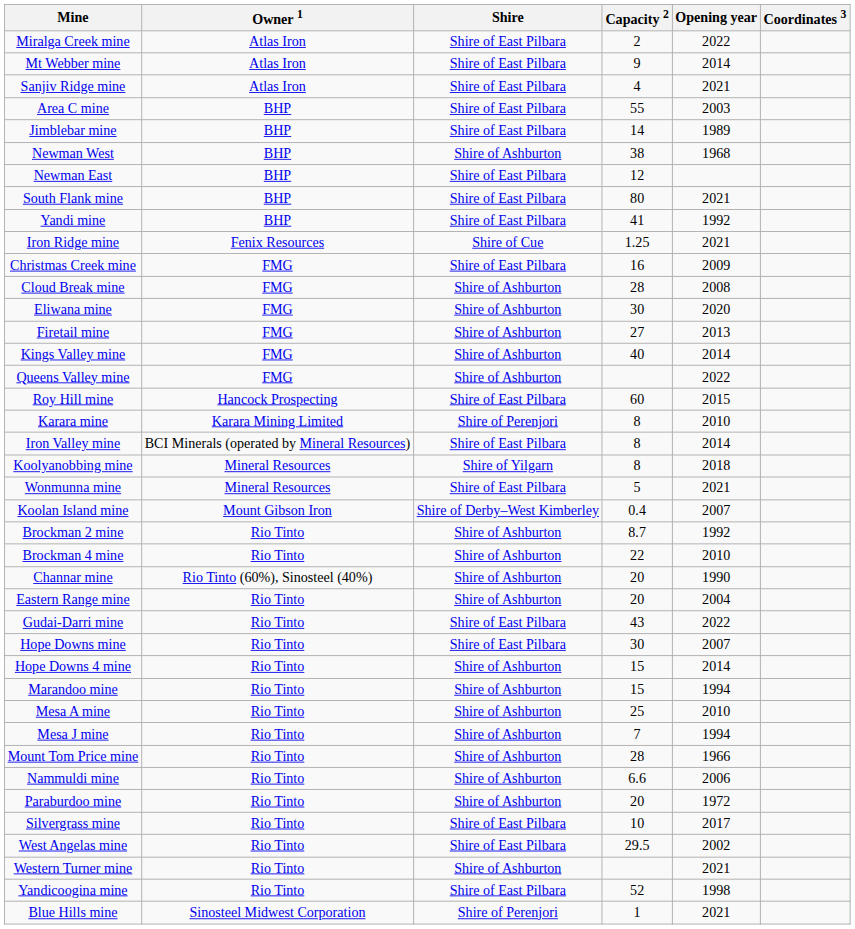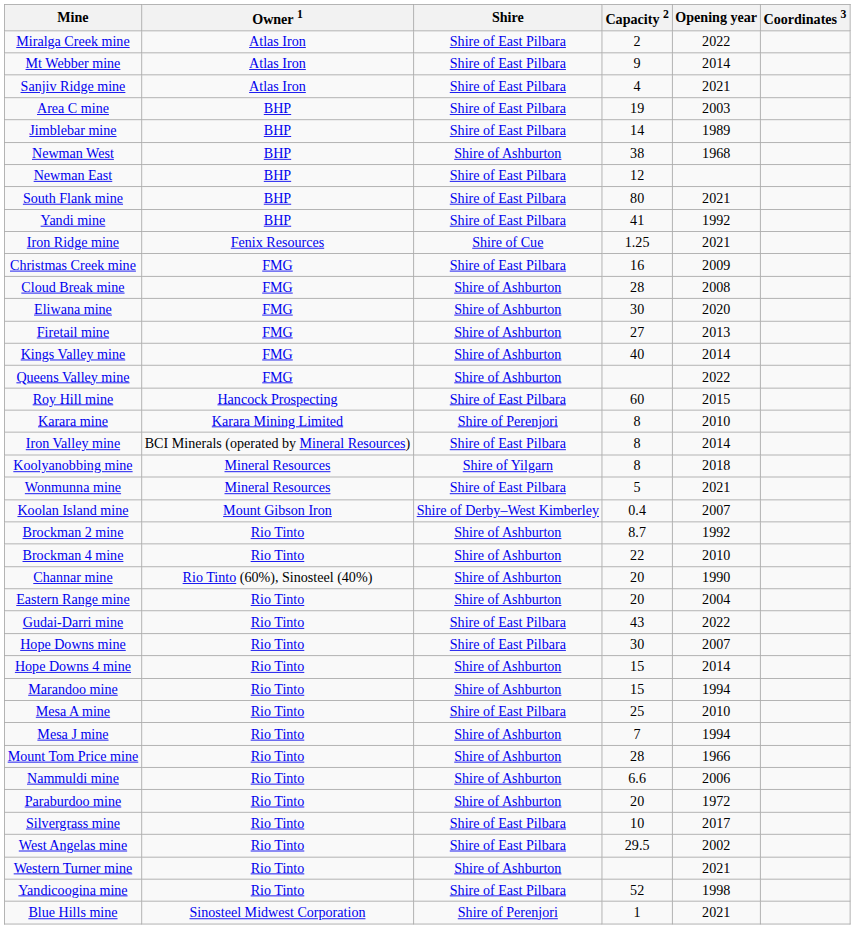(637, 108) 55 -> (637, 108) 19
(508, 711) Shire of Ashburton -> (508, 711) Shire of East Pilbara
